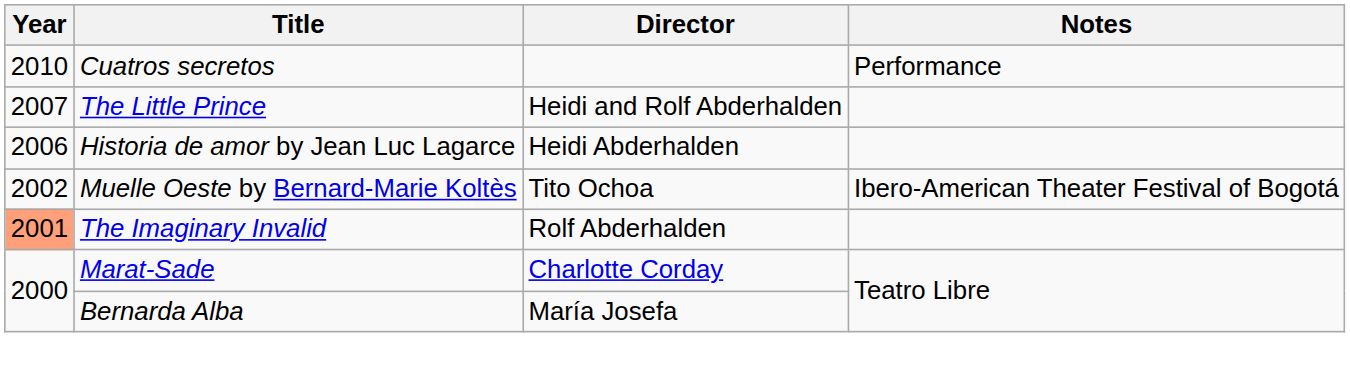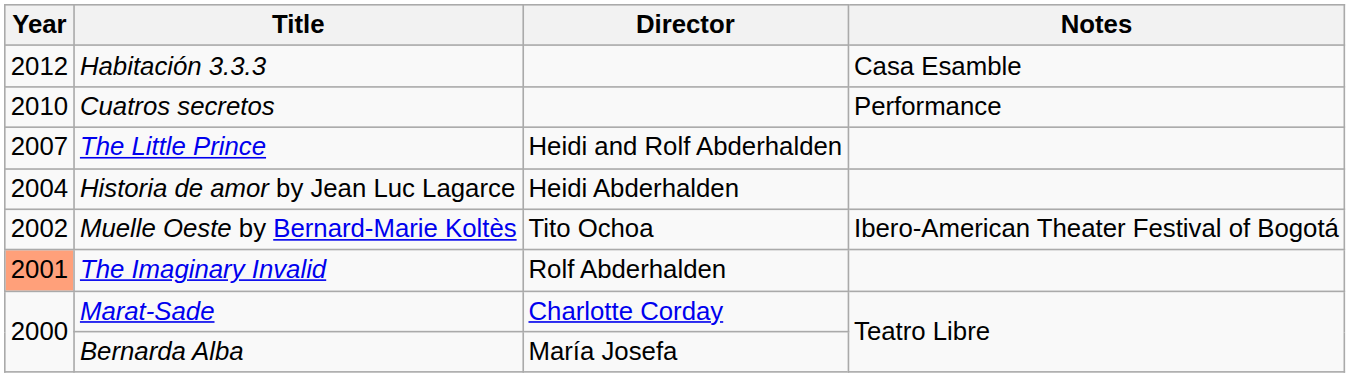+ row: (173, 65)
(39, 147) 2006 -> (39, 188) 2004
